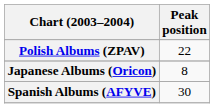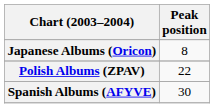rows swapped: (82, 71) <-> (82, 50)
